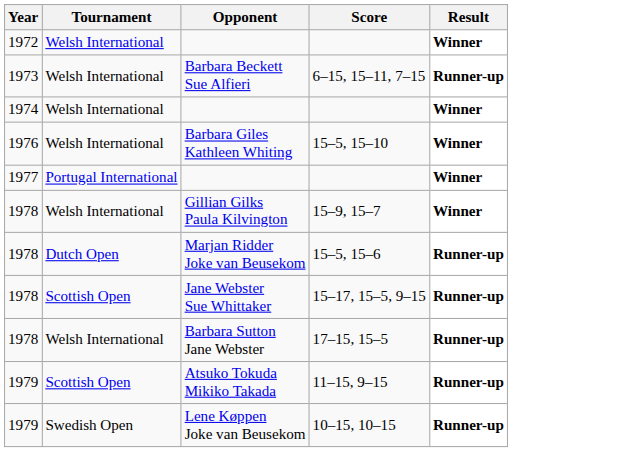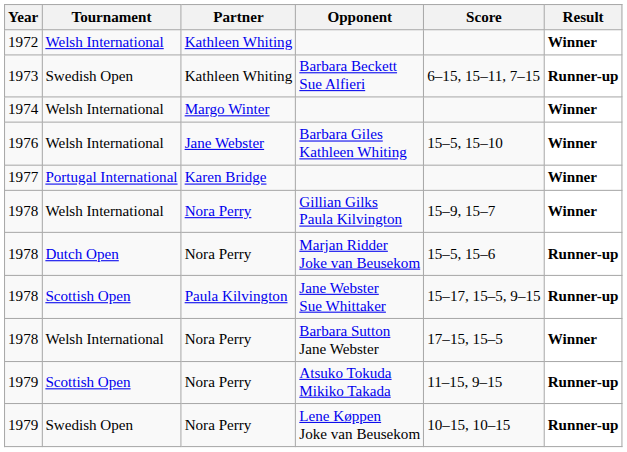+ column: (238, 17)
(105, 76) Welsh International -> (89, 76) Swedish Open
(468, 339) Runner-up -> (572, 339) Winner
